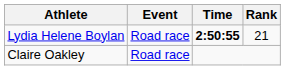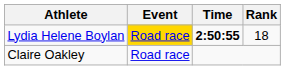(160, 35) no background -> (160, 35) gold background
(261, 35) 21 -> (261, 35) 18
